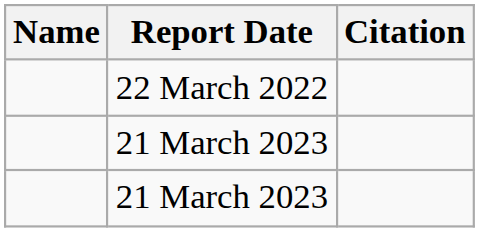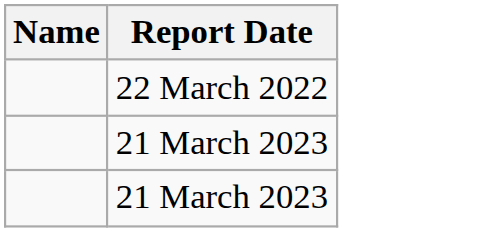- column: (405, 32)
